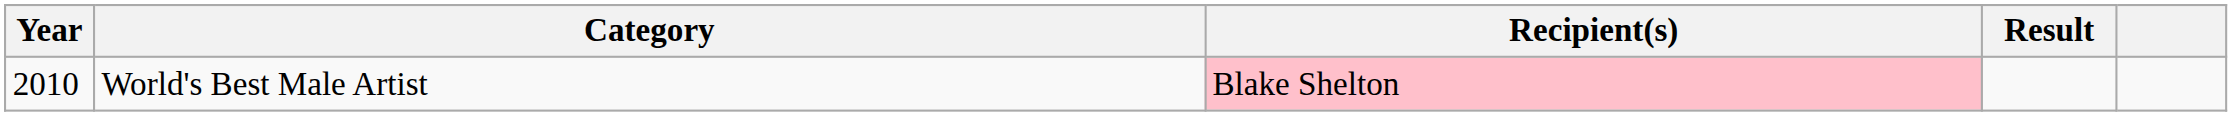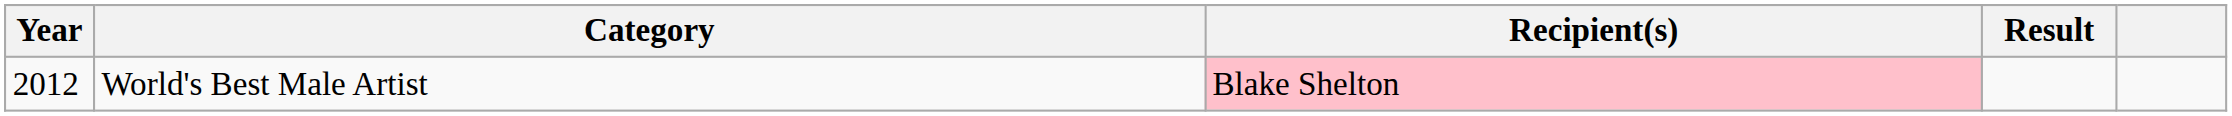(46, 83) 2010 -> (46, 83) 2012
